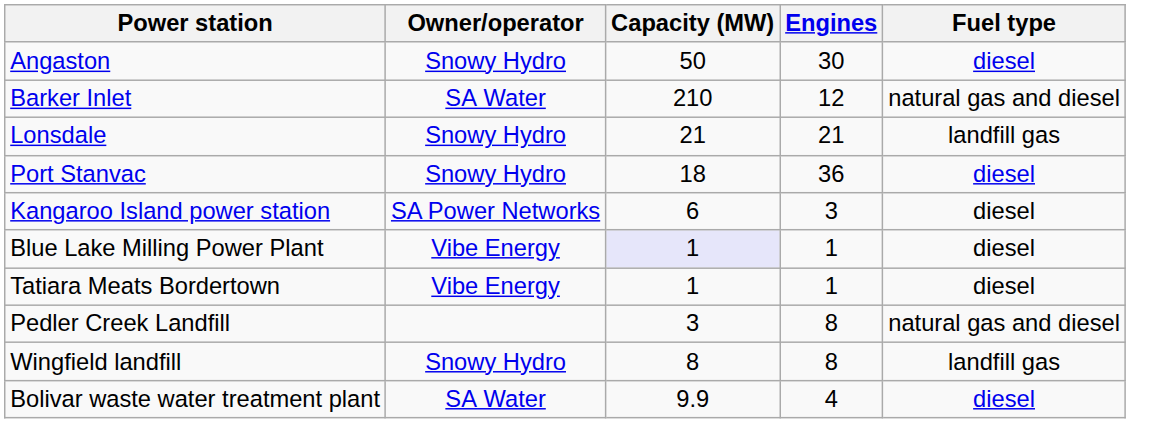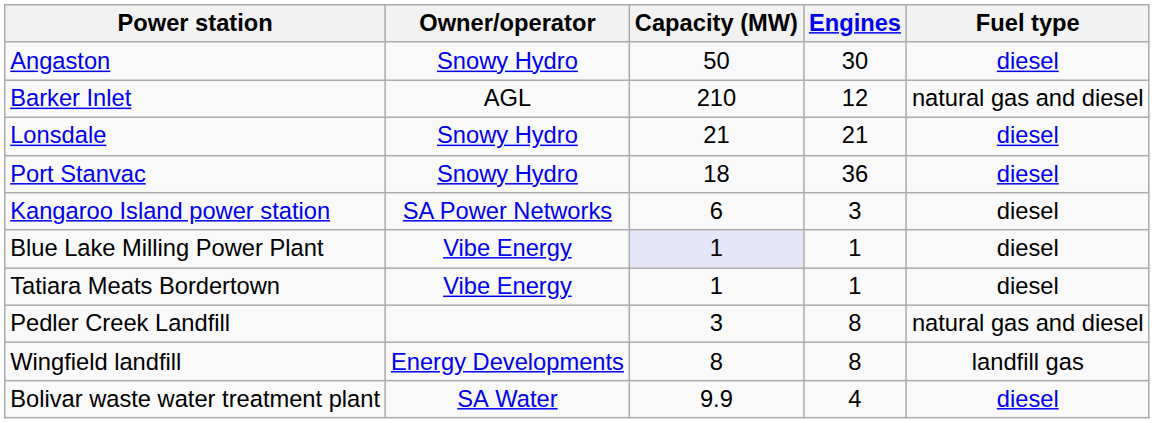(496, 98) SA Water -> (507, 98) AGL
(1004, 135) landfill gas -> (1028, 135) diesel
(496, 361) Snowy Hydro -> (507, 361) Energy Developments
